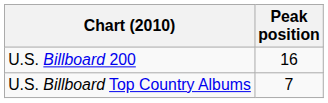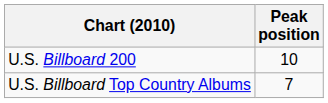(289, 60) 16 -> (289, 60) 10
